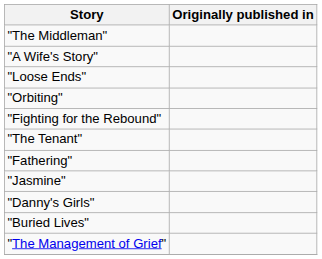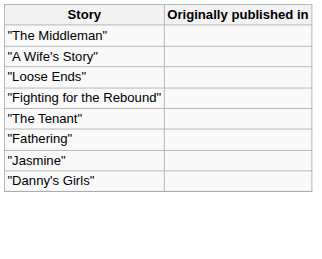- row: (35, 98)
- row: (48, 222)
- row: (87, 243)
